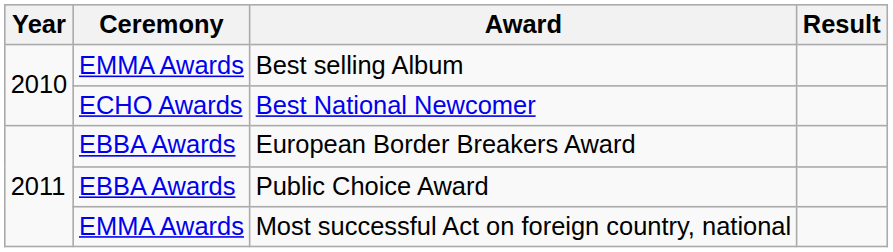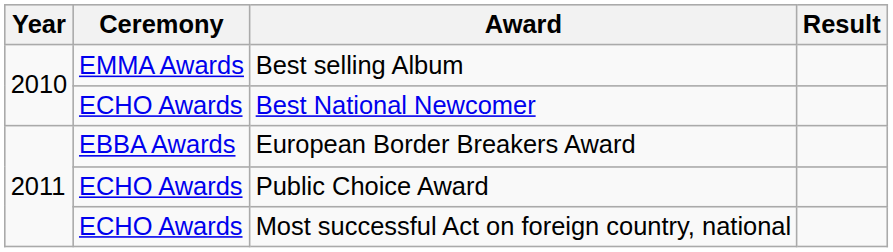(157, 186) EBBA Awards -> (161, 186) ECHO Awards
(161, 226) EMMA Awards -> (161, 226) ECHO Awards
